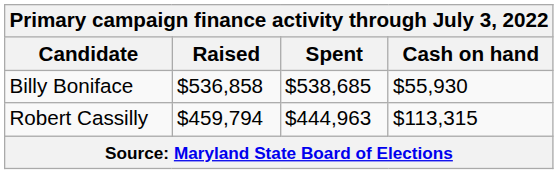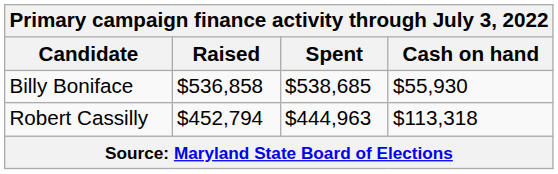(220, 119) $459,794 -> (220, 119) $452,794
(435, 119) $113,315 -> (435, 119) $113,318
